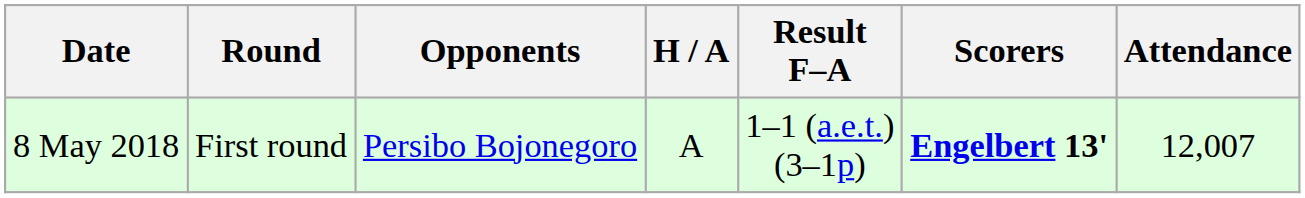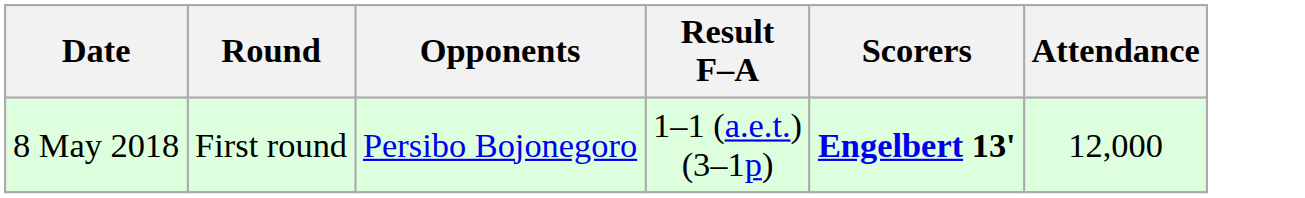- column: (691, 51)
(1208, 144) 12,007 -> (1116, 144) 12,000
